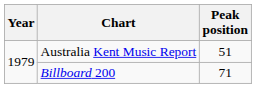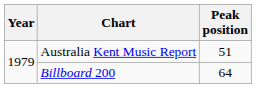(225, 72) 71 -> (225, 72) 64
